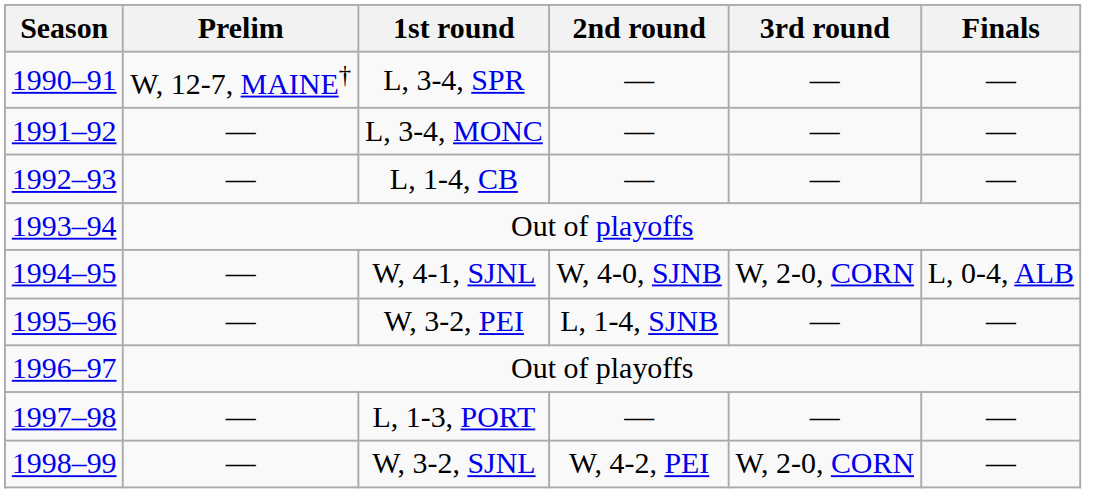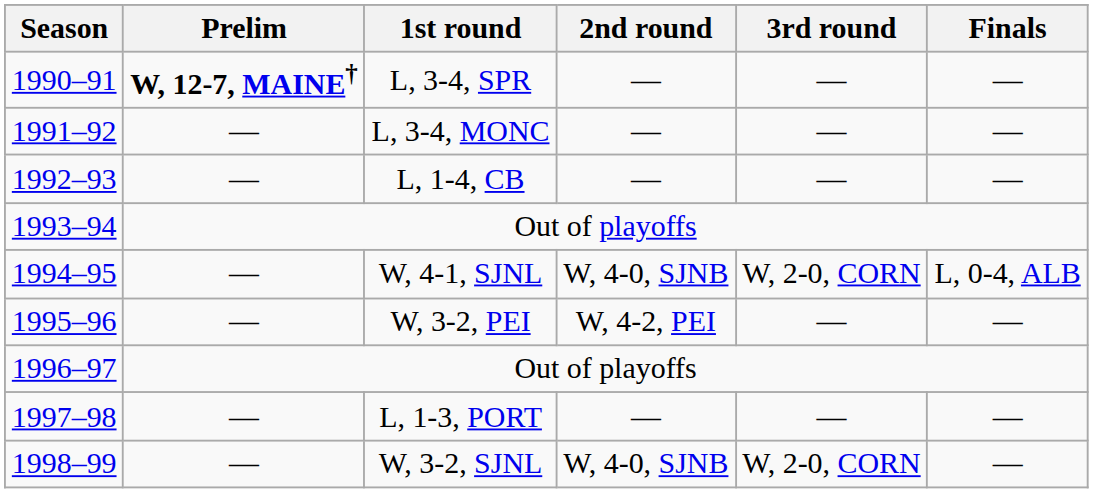(241, 79) normal -> (244, 79) bold
(639, 321) L, 1-4, SJNB -> (646, 321) W, 4-2, PEI
(639, 463) W, 4-2, PEI -> (646, 463) W, 4-0, SJNB
